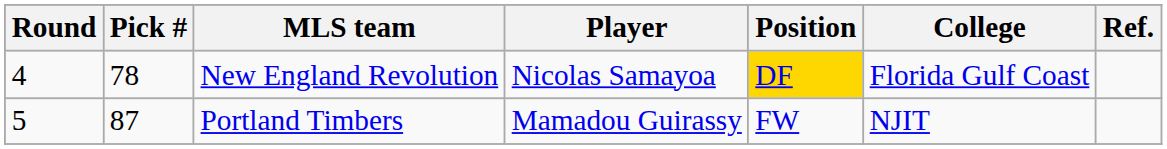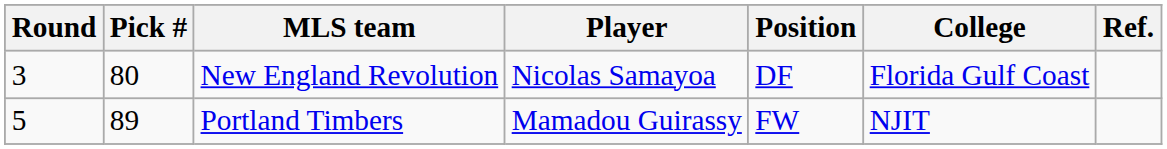(19, 74) 4 -> (19, 74) 3
(124, 74) 78 -> (124, 74) 80
(774, 74) gold background -> (774, 74) no background
(124, 120) 87 -> (124, 120) 89
